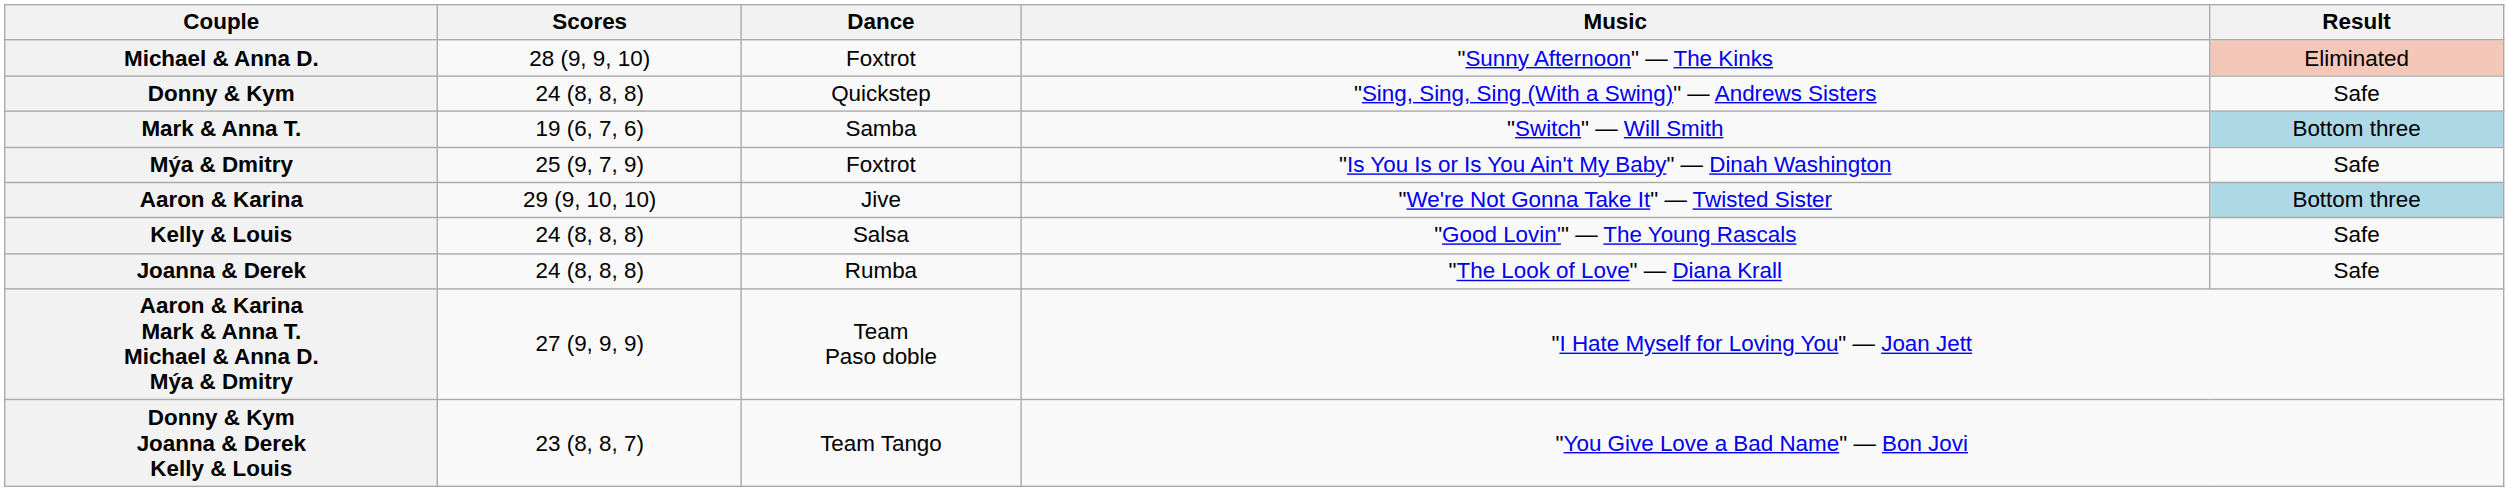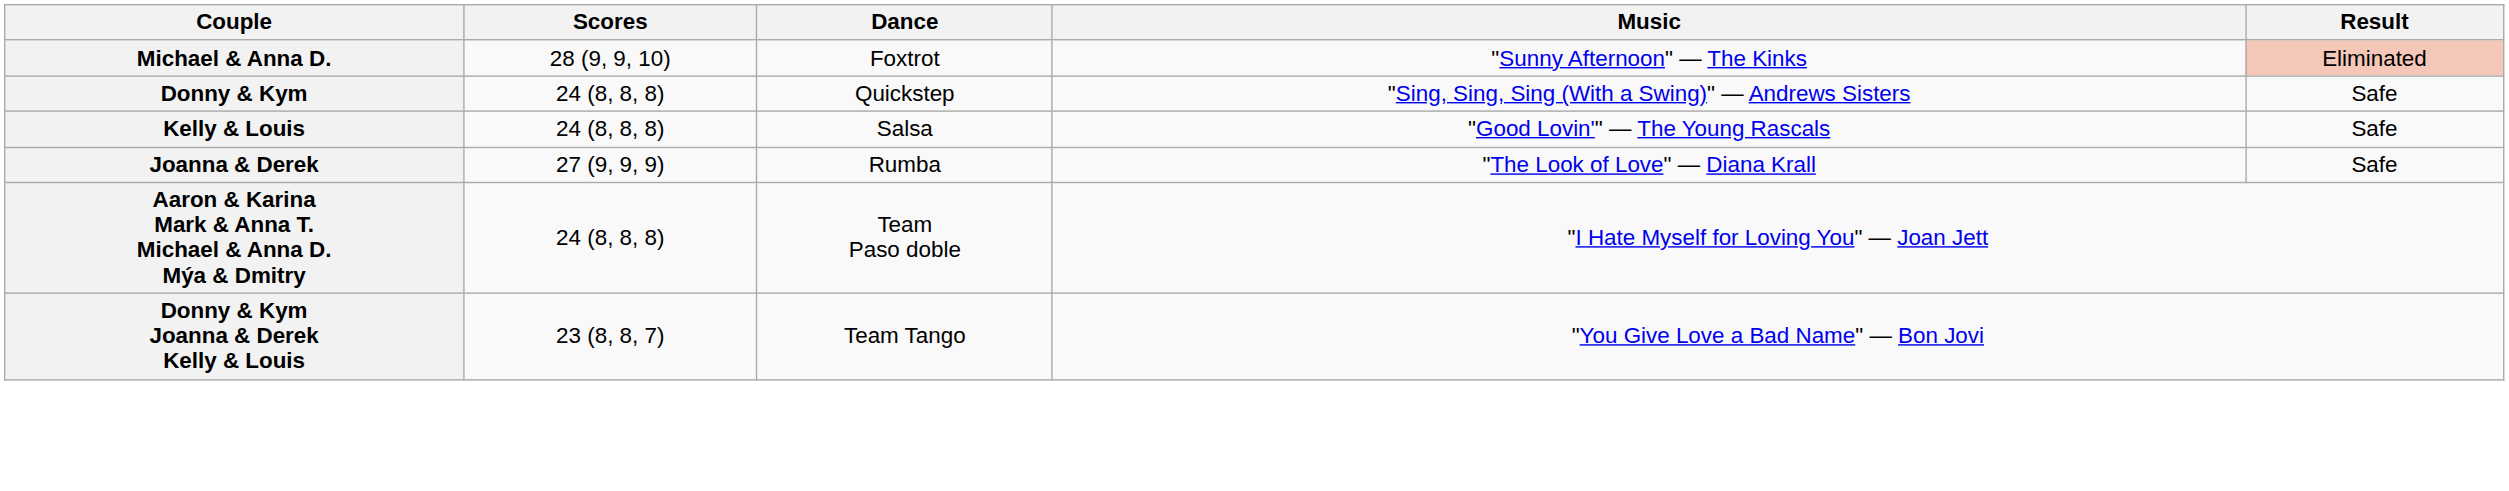- row: (221, 128)
- row: (221, 164)
- row: (221, 199)
(590, 270) 24 (8, 8, 8) -> (610, 164) 27 (9, 9, 9)
(590, 344) 27 (9, 9, 9) -> (610, 237) 24 (8, 8, 8)
